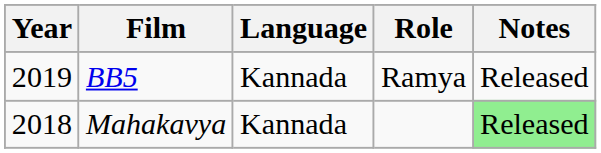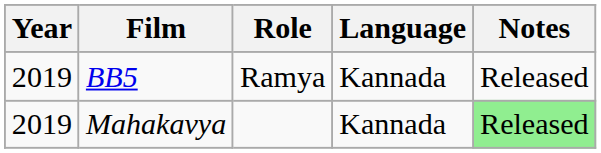columns swapped: (424, 28) <-> (304, 28)
(42, 123) 2018 -> (42, 123) 2019
